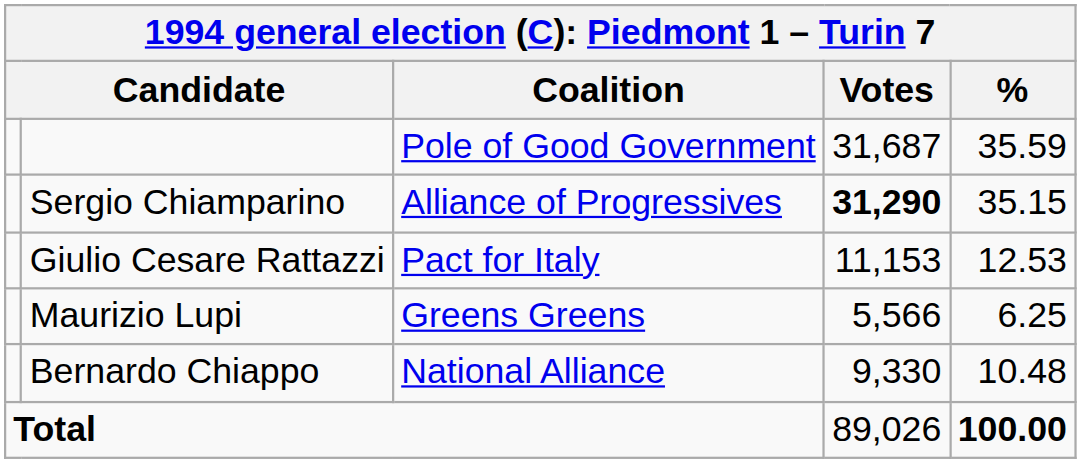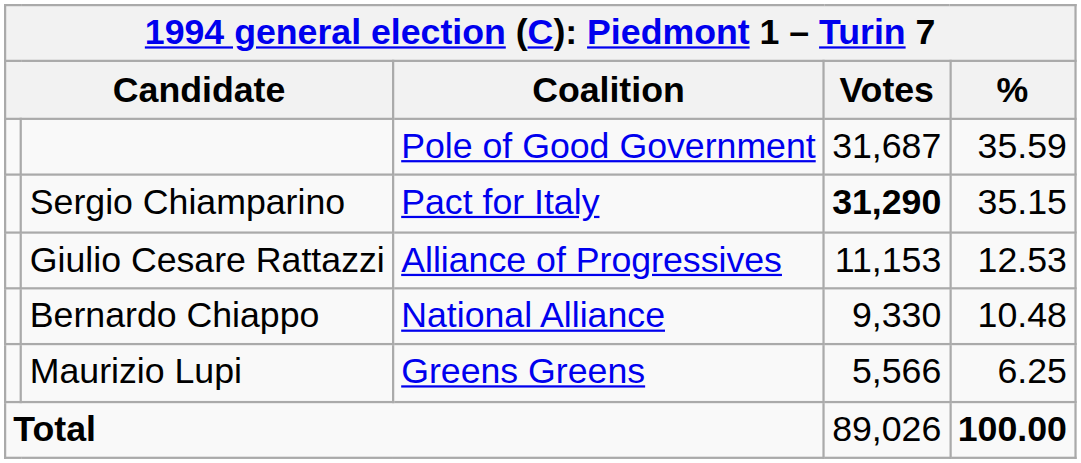(592, 202) Alliance of Progressives -> (500, 202) Pact for Italy
(500, 259) Pact for Italy -> (592, 259) Alliance of Progressives
rows swapped: (175, 372) <-> (136, 315)
